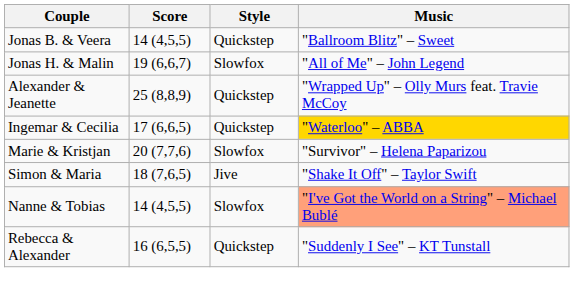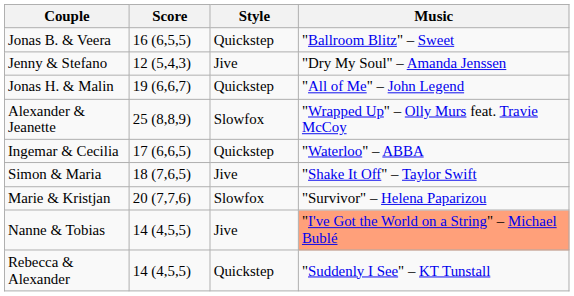(162, 39) 14 (4,5,5) -> (162, 39) 16 (6,5,5)
+ row: (57, 63)
(239, 63) Slowfox -> (244, 87) Quickstep
(244, 95) Quickstep -> (239, 119) Slowfox
(363, 127) gold background -> (363, 151) no background
rows swapped: (59, 151) <-> (55, 174)
(239, 206) Slowfox -> (226, 230) Jive
(162, 246) 16 (6,5,5) -> (162, 270) 14 (4,5,5)
